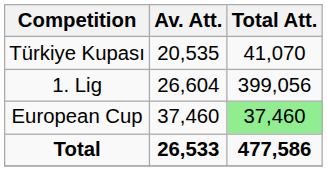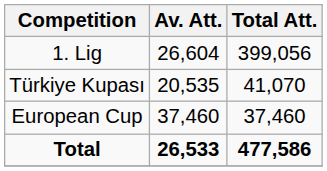rows swapped: (77, 85) <-> (77, 52)
(275, 117) lightgreen background -> (275, 117) no background
